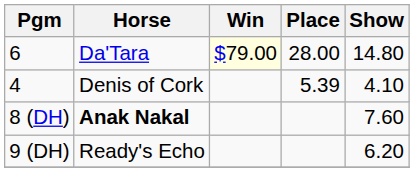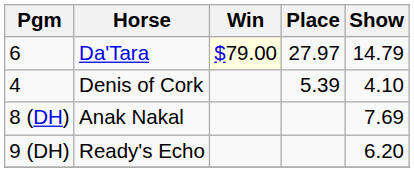(314, 53) 28.00 -> (314, 53) 27.97
(378, 53) 14.80 -> (378, 53) 14.79
(134, 118) bold -> (131, 118) normal
(384, 118) 7.60 -> (384, 118) 7.69
